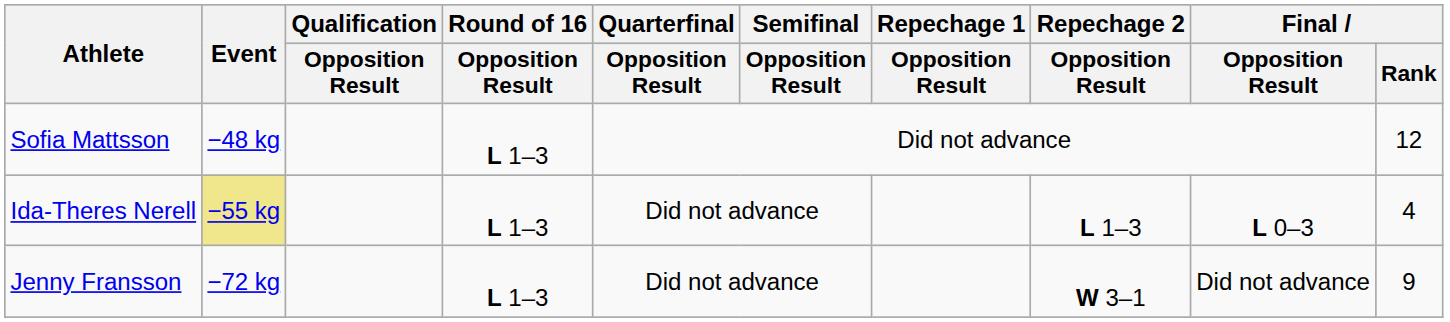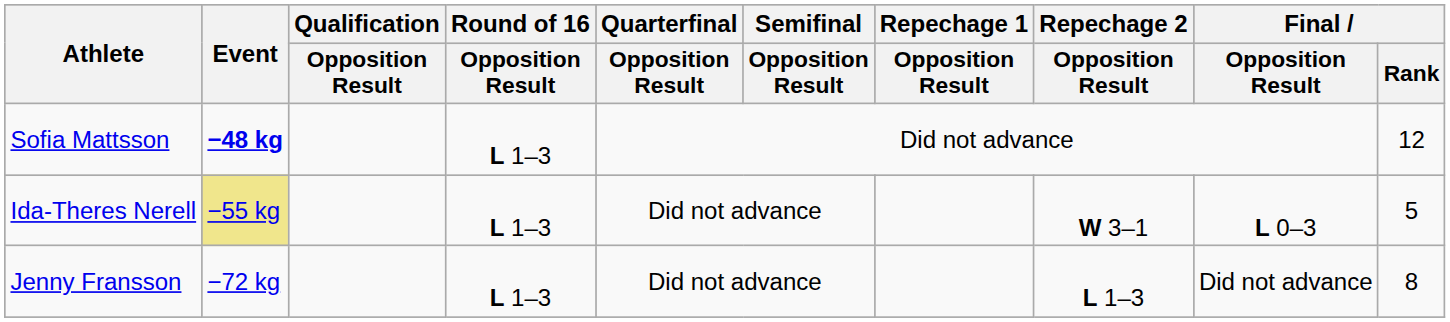(244, 140) normal -> (245, 140) bold
(1111, 227) L 1–3 -> (1113, 227) W 3–1
(1409, 211) 4 -> (1412, 211) 5
(1111, 298) W 3–1 -> (1113, 298) L 1–3
(1409, 282) 9 -> (1412, 282) 8
